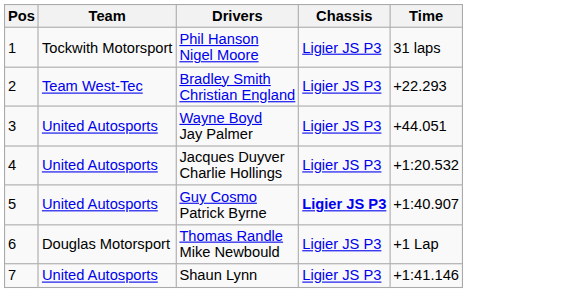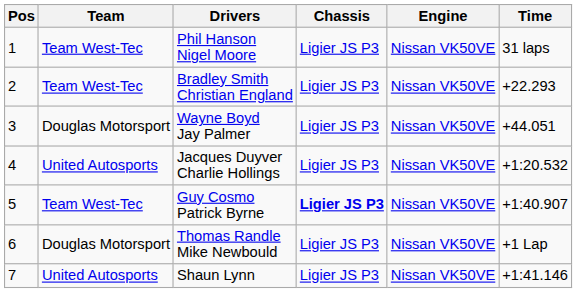+ column: (443, 16)
(107, 47) Tockwith Motorsport -> (92, 47) Team West-Tec
(100, 126) United Autosports -> (106, 126) Douglas Motorsport
(100, 204) United Autosports -> (92, 204) Team West-Tec
